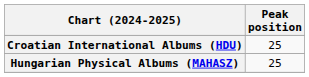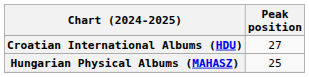(275, 45) 25 -> (275, 45) 27
